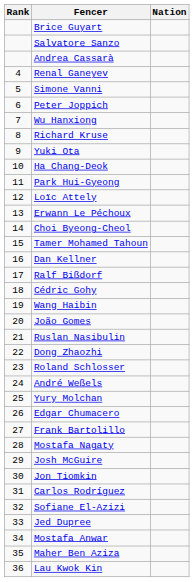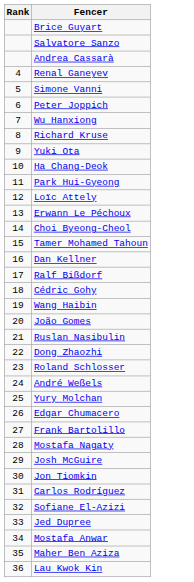- column: (169, 12)
